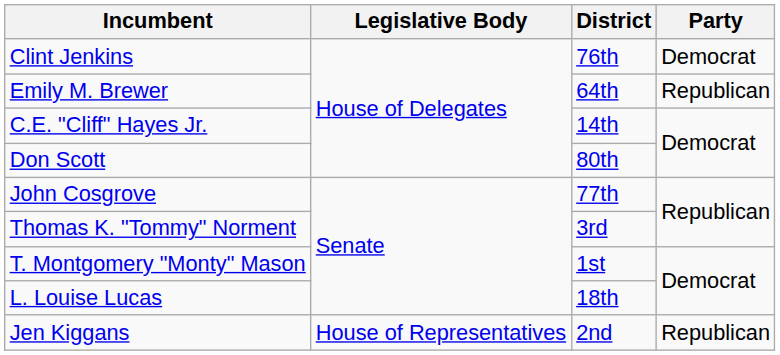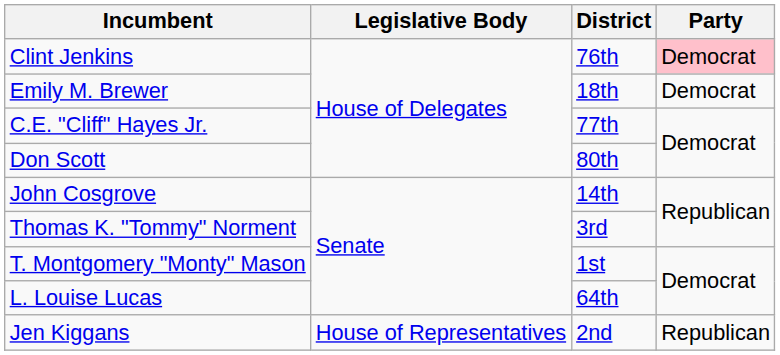(708, 56) no background -> (708, 56) pink background
(597, 90) 64th -> (597, 90) 18th
(716, 90) Republican -> (708, 90) Democrat
(597, 125) 14th -> (597, 125) 77th
(597, 194) 77th -> (597, 194) 14th
(597, 297) 18th -> (597, 297) 64th
